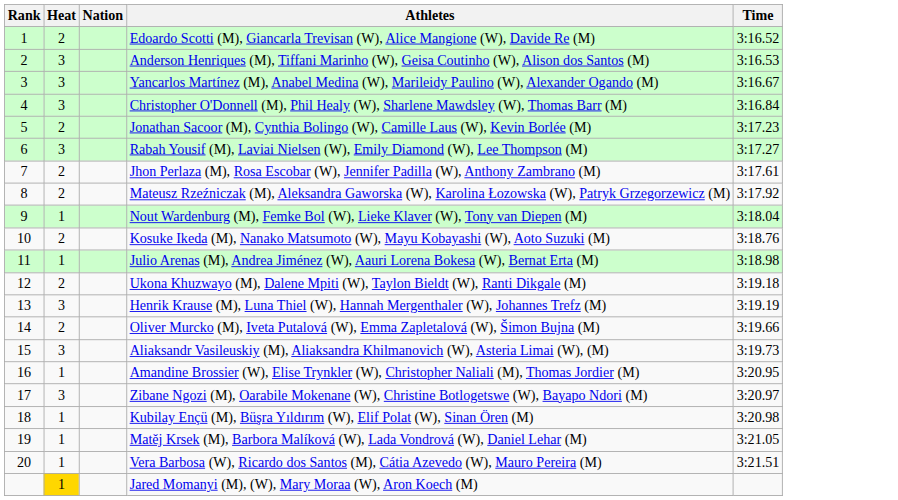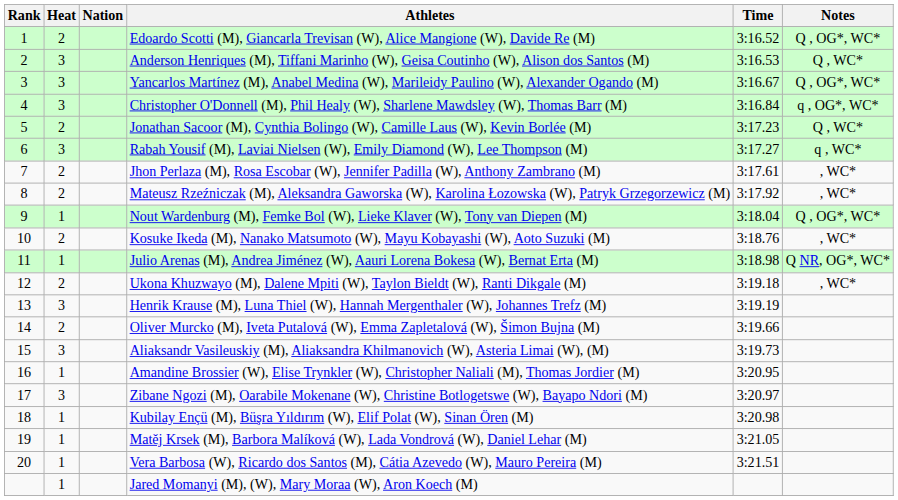+ column: (838, 15)
(62, 484) gold background -> (62, 484) no background
